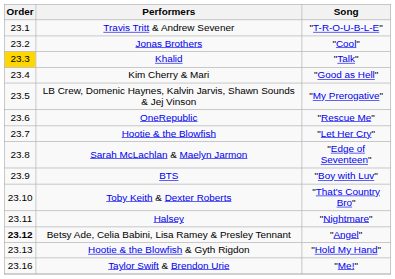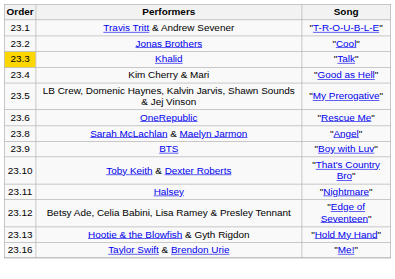- row: (169, 133)
(346, 154) "Edge of Seventeen" -> (346, 133) "Angel"
(20, 234) bold -> (20, 213) normal
(346, 234) "Angel" -> (346, 213) "Edge of Seventeen"
